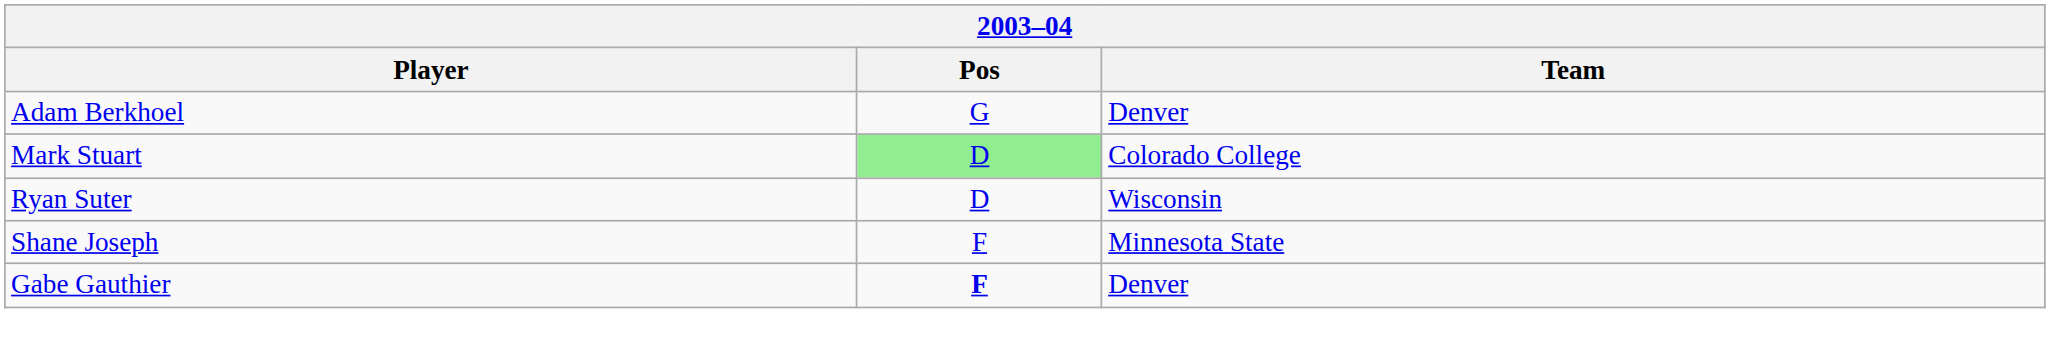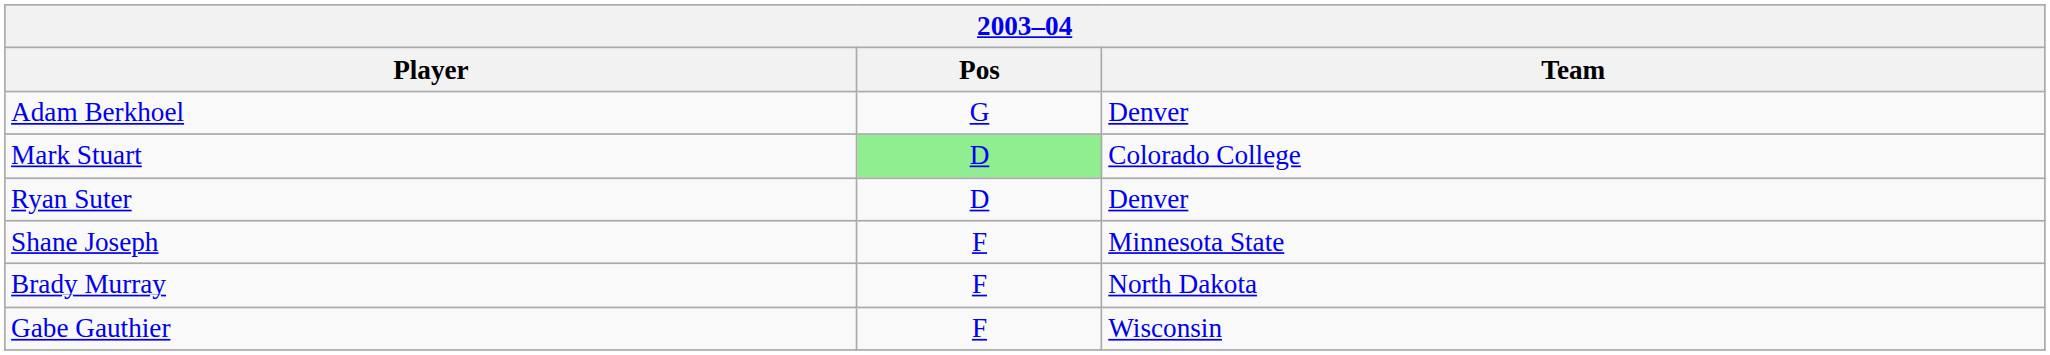(1165, 198) Wisconsin -> (1148, 198) Denver
+ row: (89, 284)
(979, 284) bold -> (979, 328) normal
(1148, 284) Denver -> (1165, 328) Wisconsin
